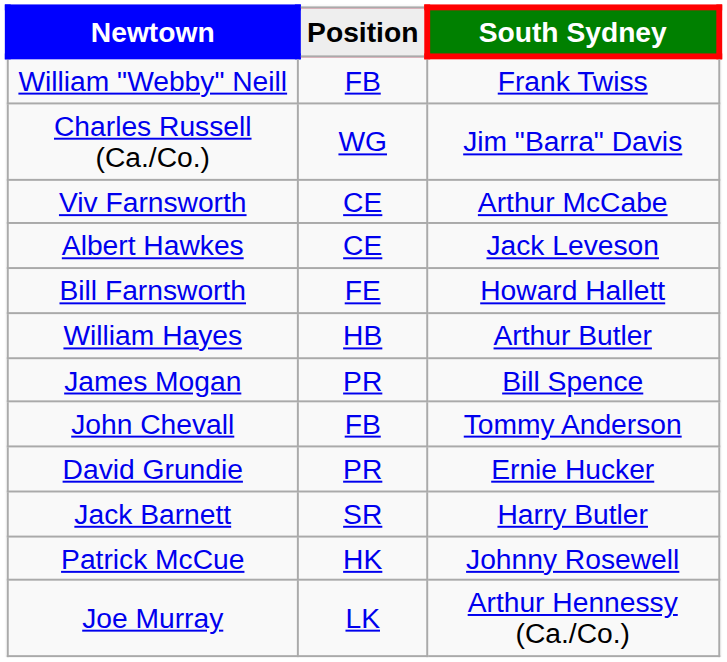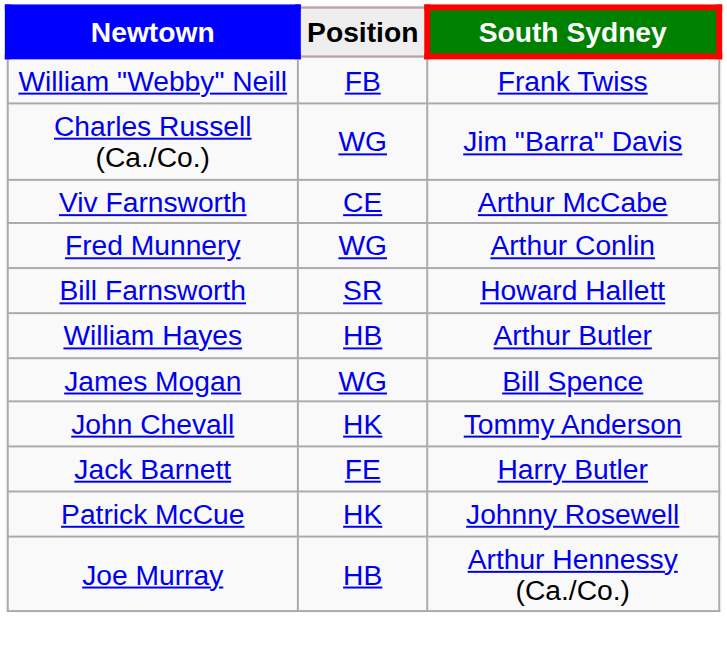- row: (153, 246)
+ row: (153, 246)
(363, 291) FE -> (363, 291) SR
(363, 380) PR -> (363, 380) WG
(363, 424) FB -> (363, 424) HK
- row: (153, 469)
(363, 514) SR -> (363, 469) FE
(363, 618) LK -> (363, 574) HB
